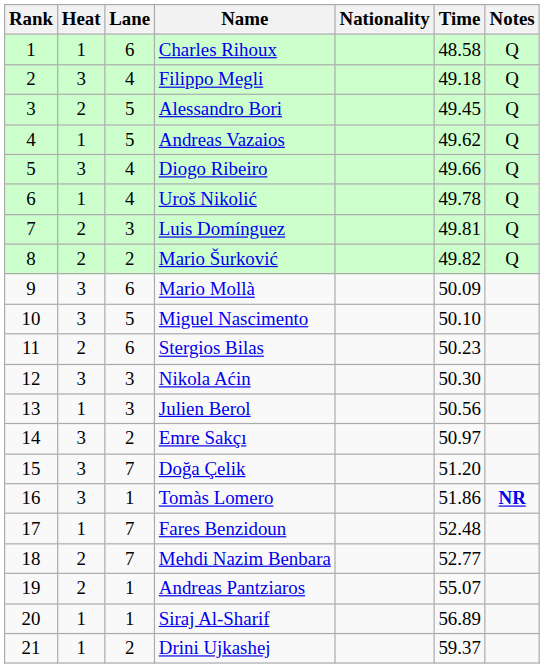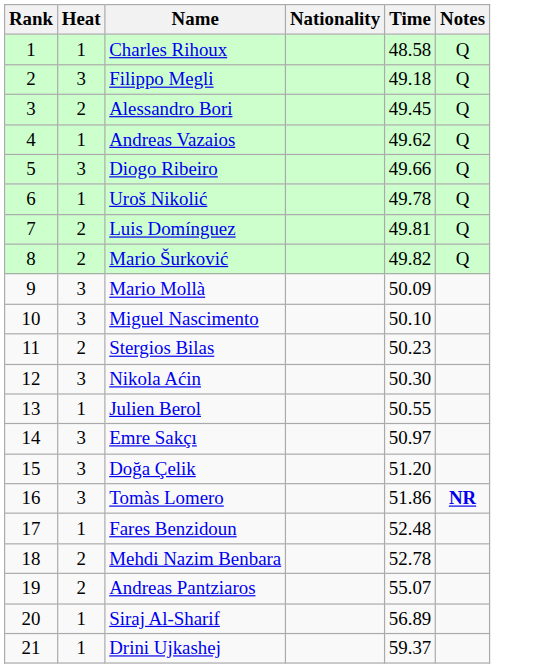- column: (130, 19)
(460, 408) 50.56 -> (410, 408) 50.55
(460, 558) 52.77 -> (410, 558) 52.78
